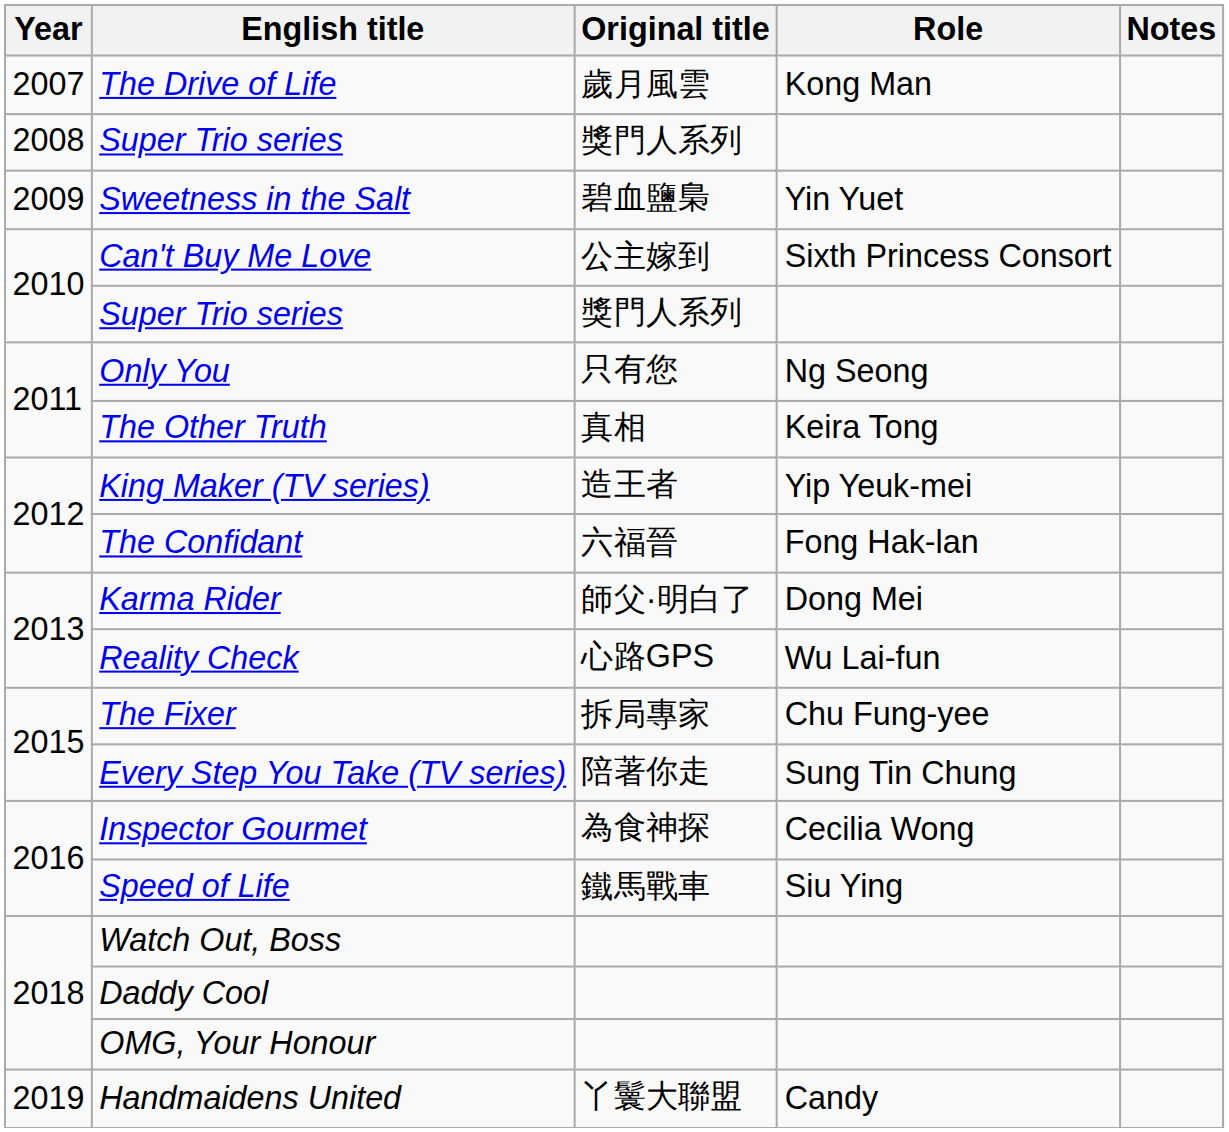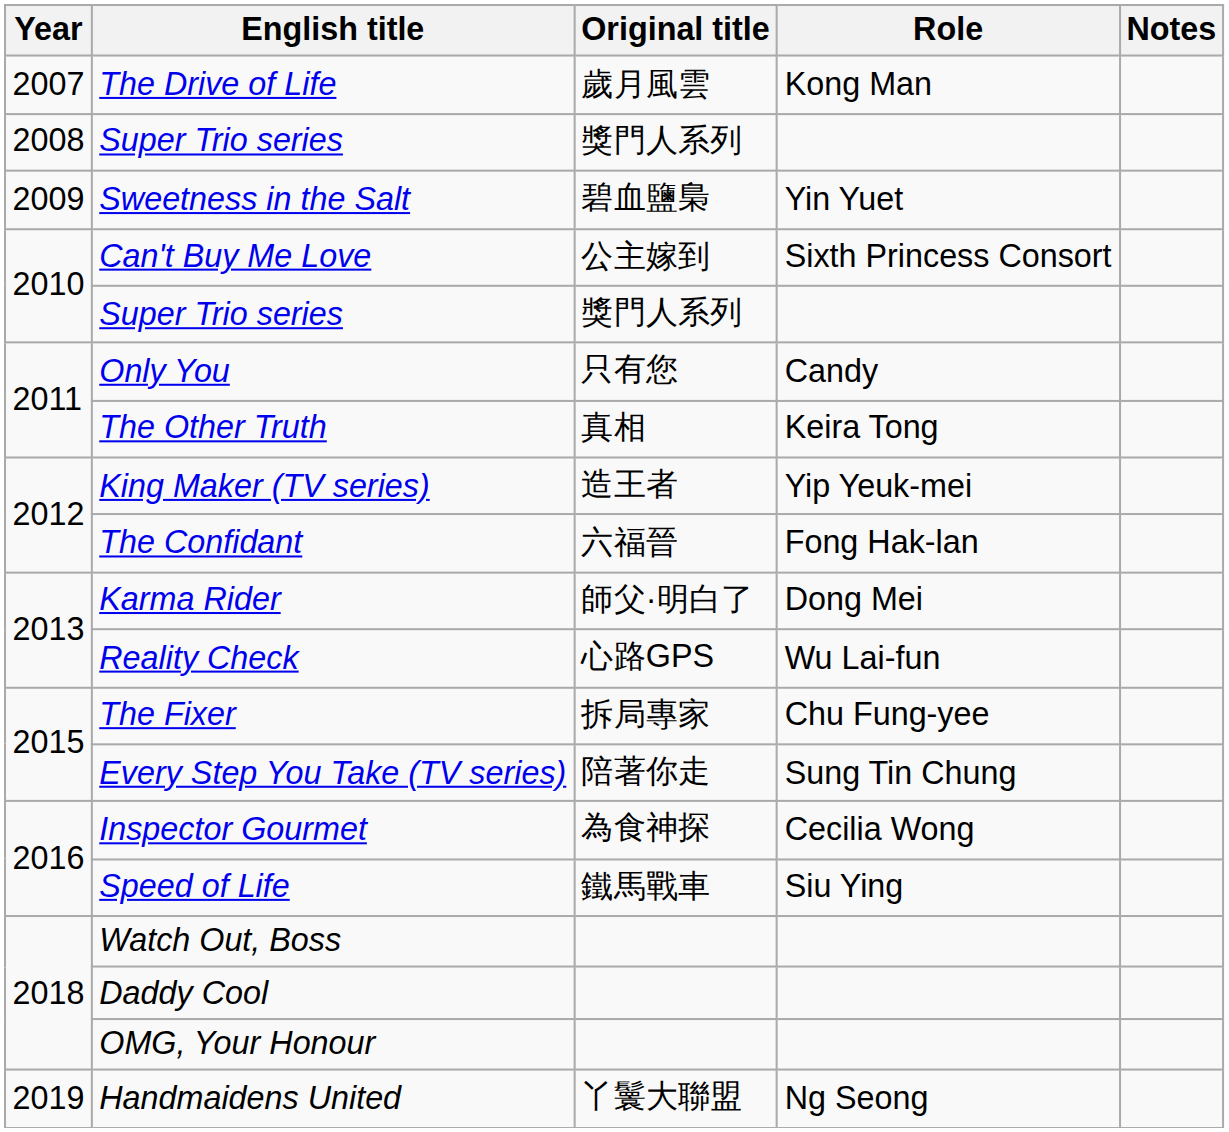(857, 371) Ng Seong -> (831, 371) Candy
(831, 1097) Candy -> (857, 1097) Ng Seong
